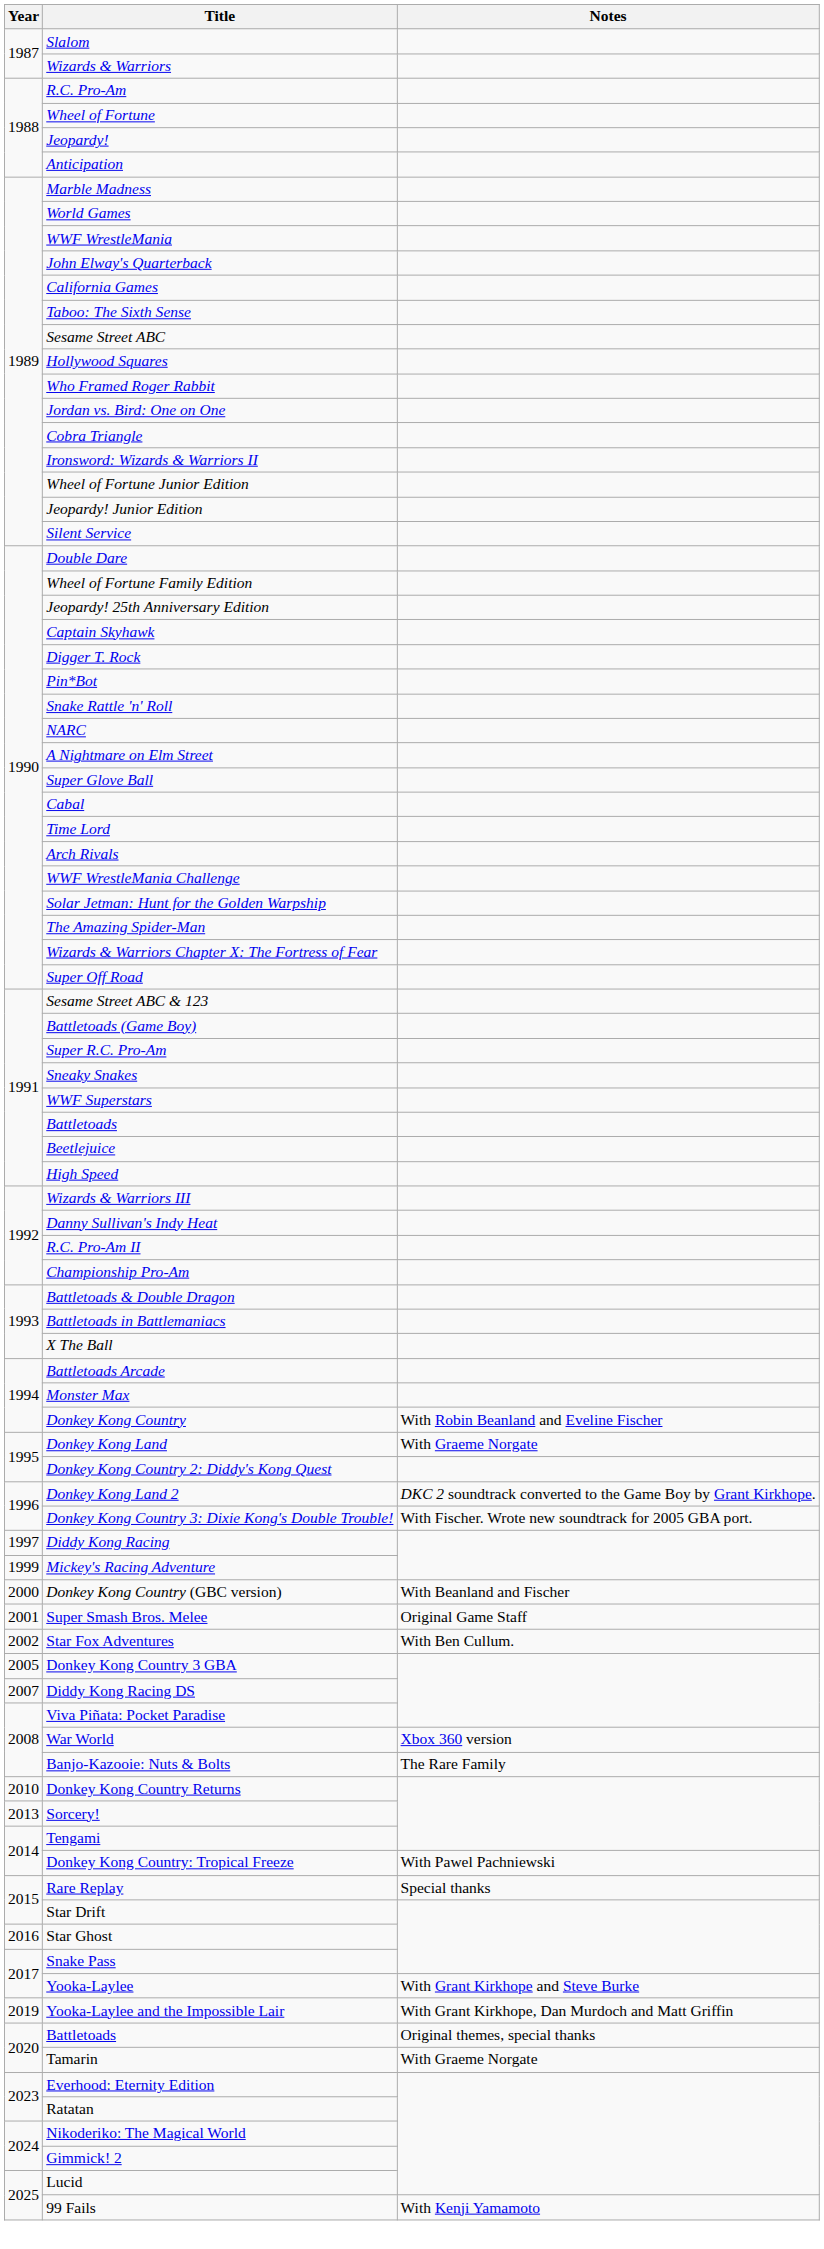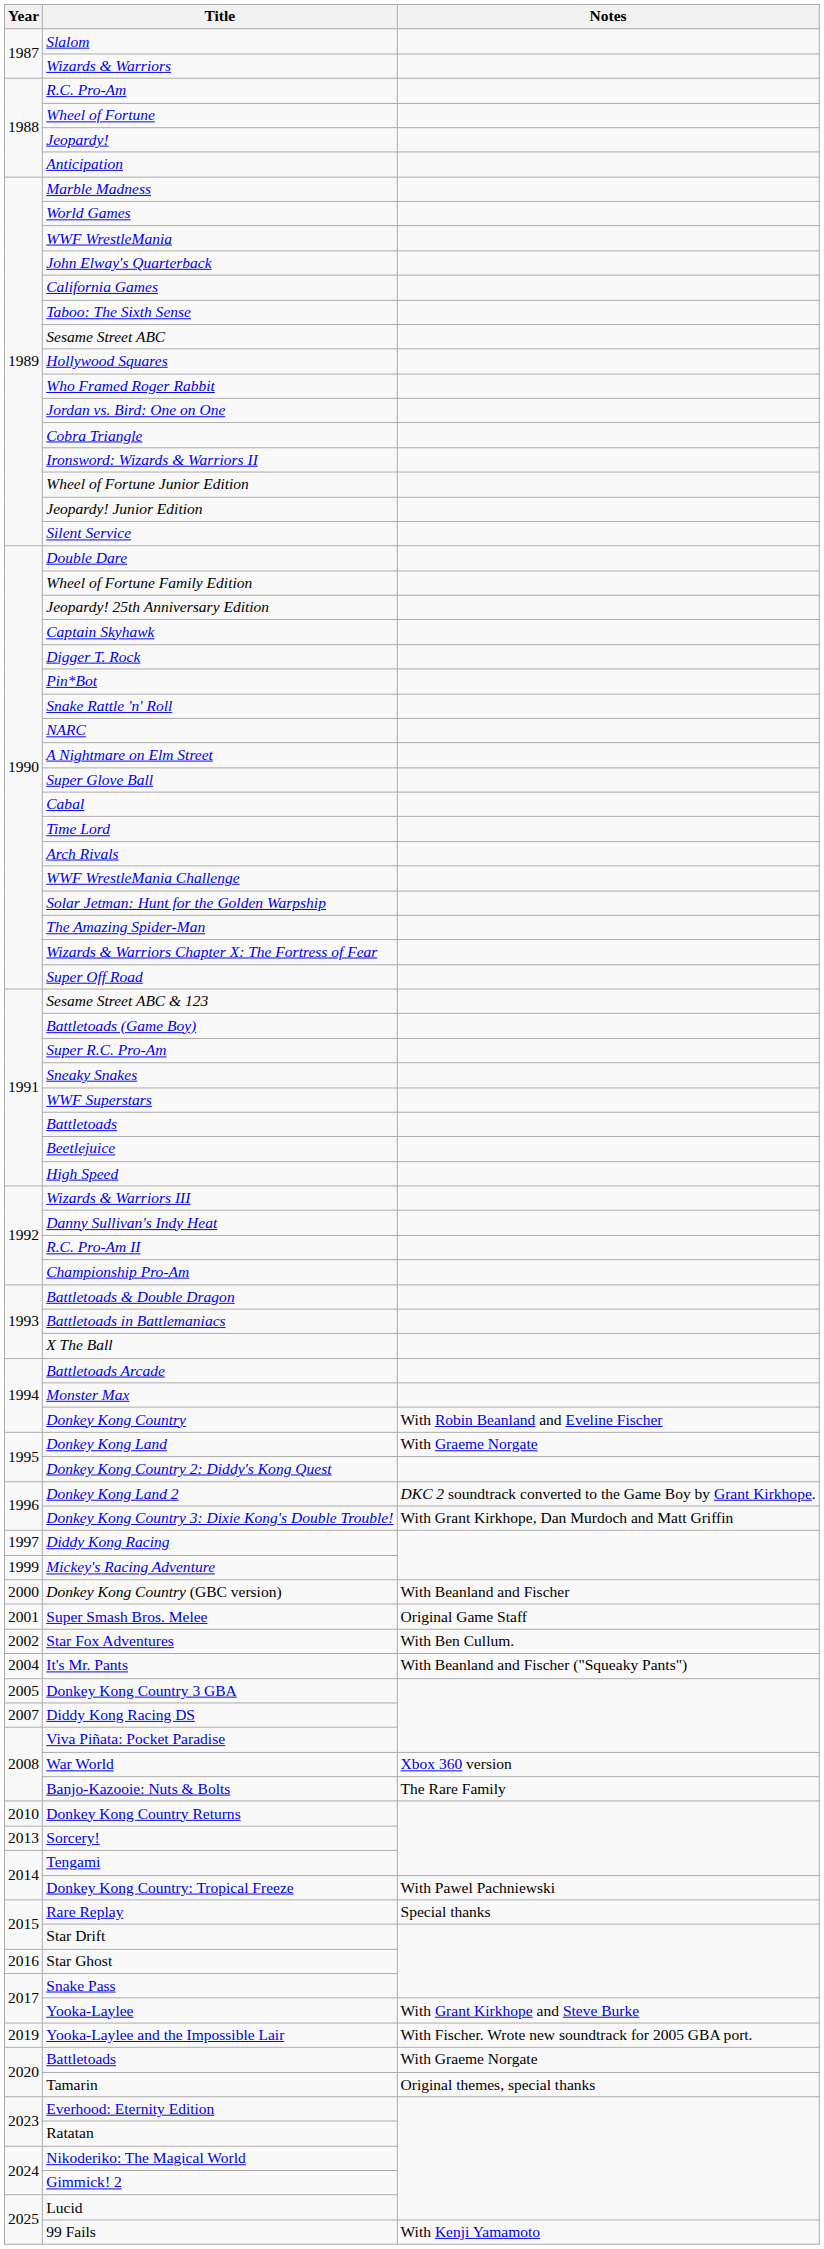(577, 1518) With Fischer. Wrote new soundtrack for 2005 GBA port. -> (567, 1518) With Grant Kirkhope, Dan Murdoch and Matt Griffin
+ row: (24, 1665)
(567, 2010) With Grant Kirkhope, Dan Murdoch and Matt Griffin -> (577, 2035) With Fischer. Wrote new soundtrack for 2005 GBA port.
(498, 2035) Original themes, special thanks -> (469, 2059) With Graeme Norgate
(469, 2059) With Graeme Norgate -> (498, 2084) Original themes, special thanks
